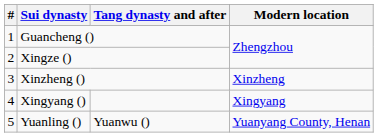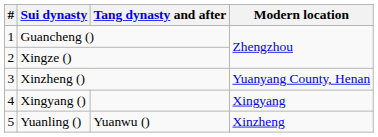(259, 79) Xinzheng -> (301, 79) Yuanyang County, Henan
(301, 121) Yuanyang County, Henan -> (259, 121) Xinzheng
